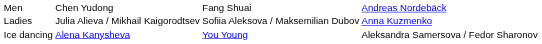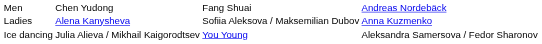(128, 21) Julia Alieva / Mikhail Kaigorodtsev -> (93, 21) Alena Kanysheva
(93, 34) Alena Kanysheva -> (128, 34) Julia Alieva / Mikhail Kaigorodtsev
